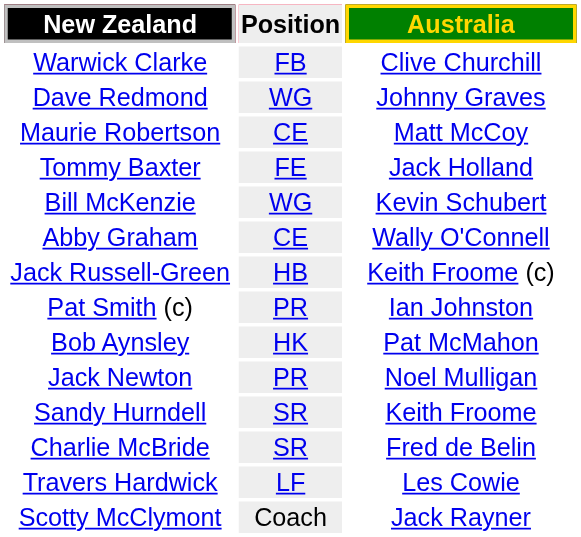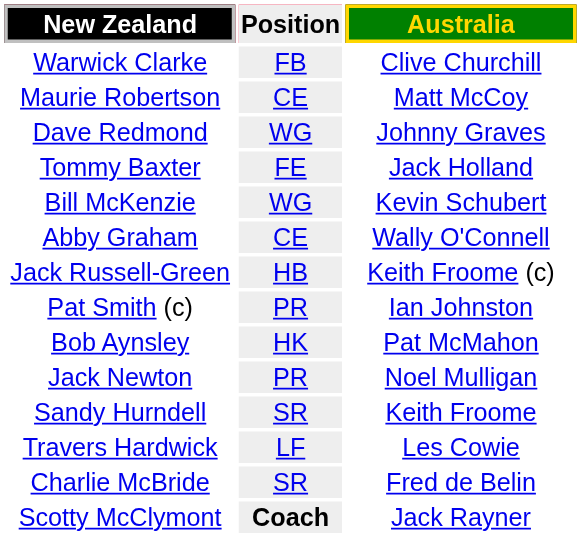rows swapped: (120, 97) <-> (120, 132)
rows swapped: (120, 447) <-> (120, 482)
(291, 517) normal -> (291, 517) bold
